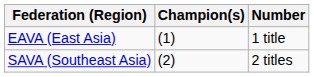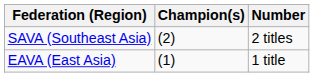rows swapped: (79, 60) <-> (62, 38)
